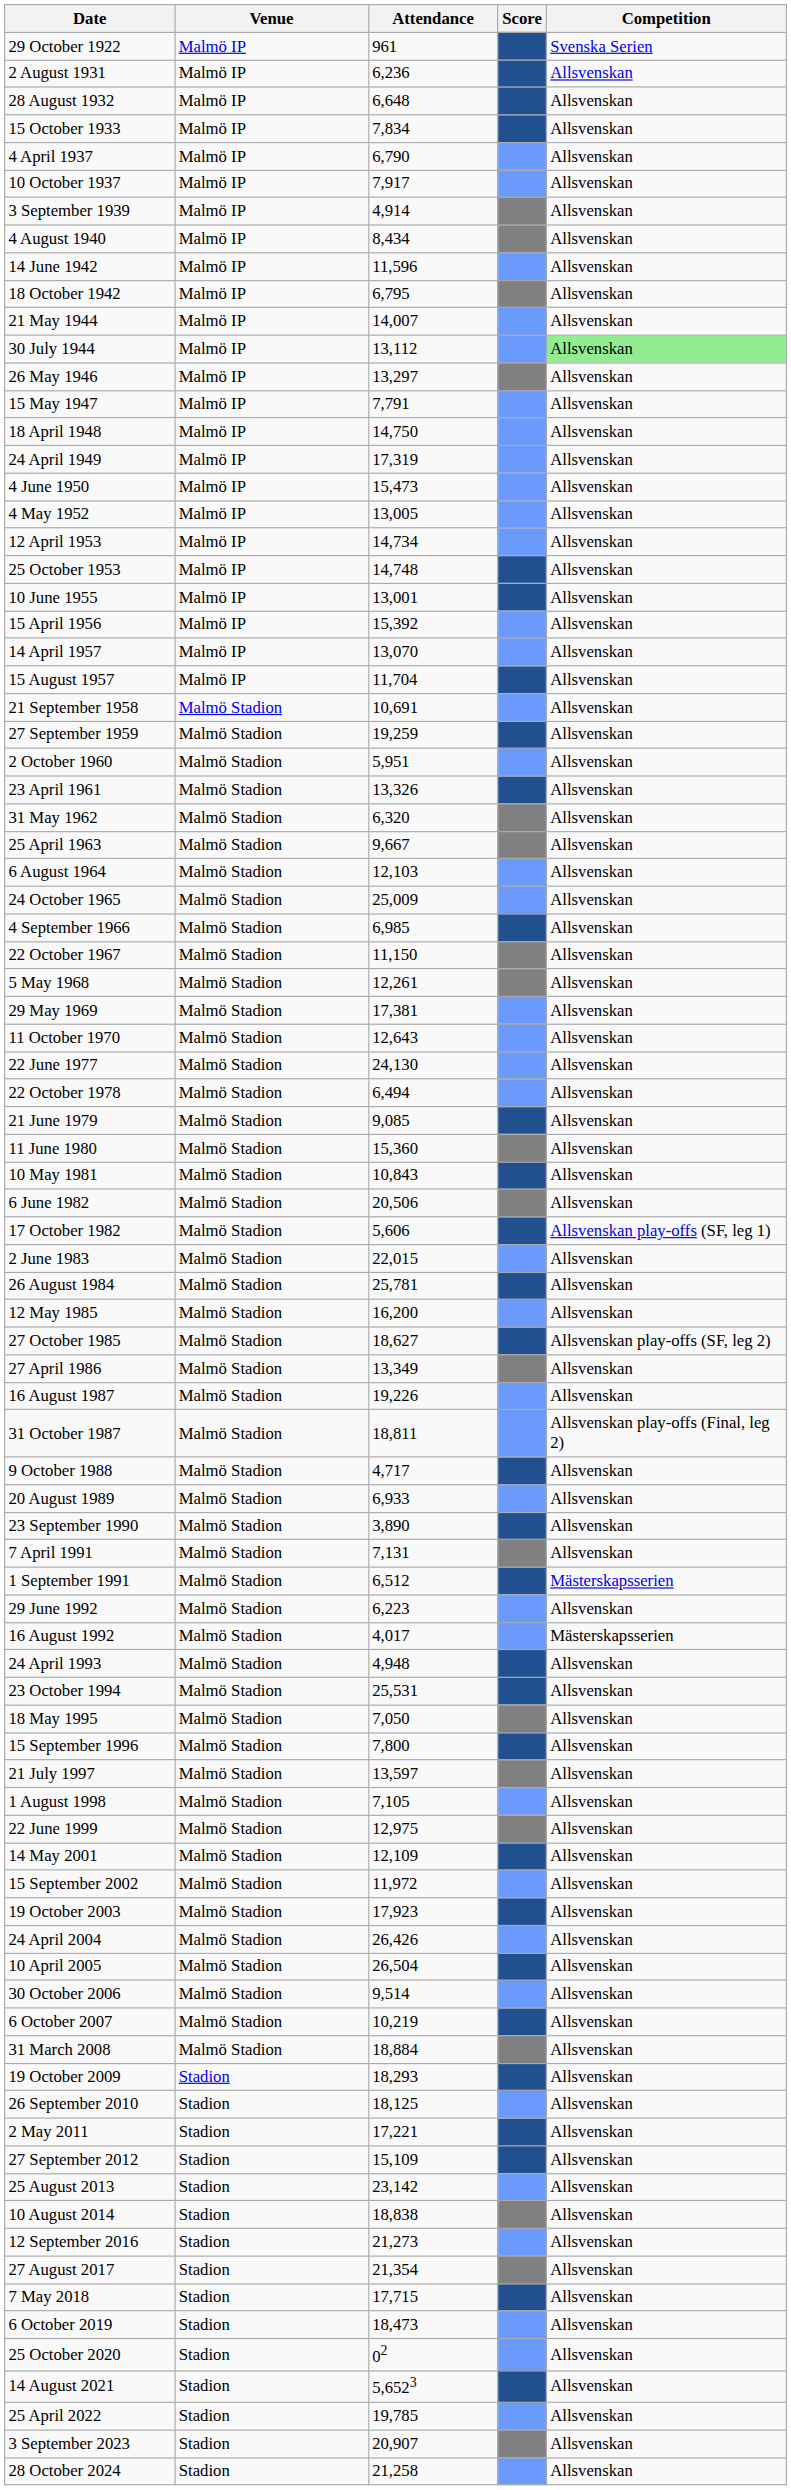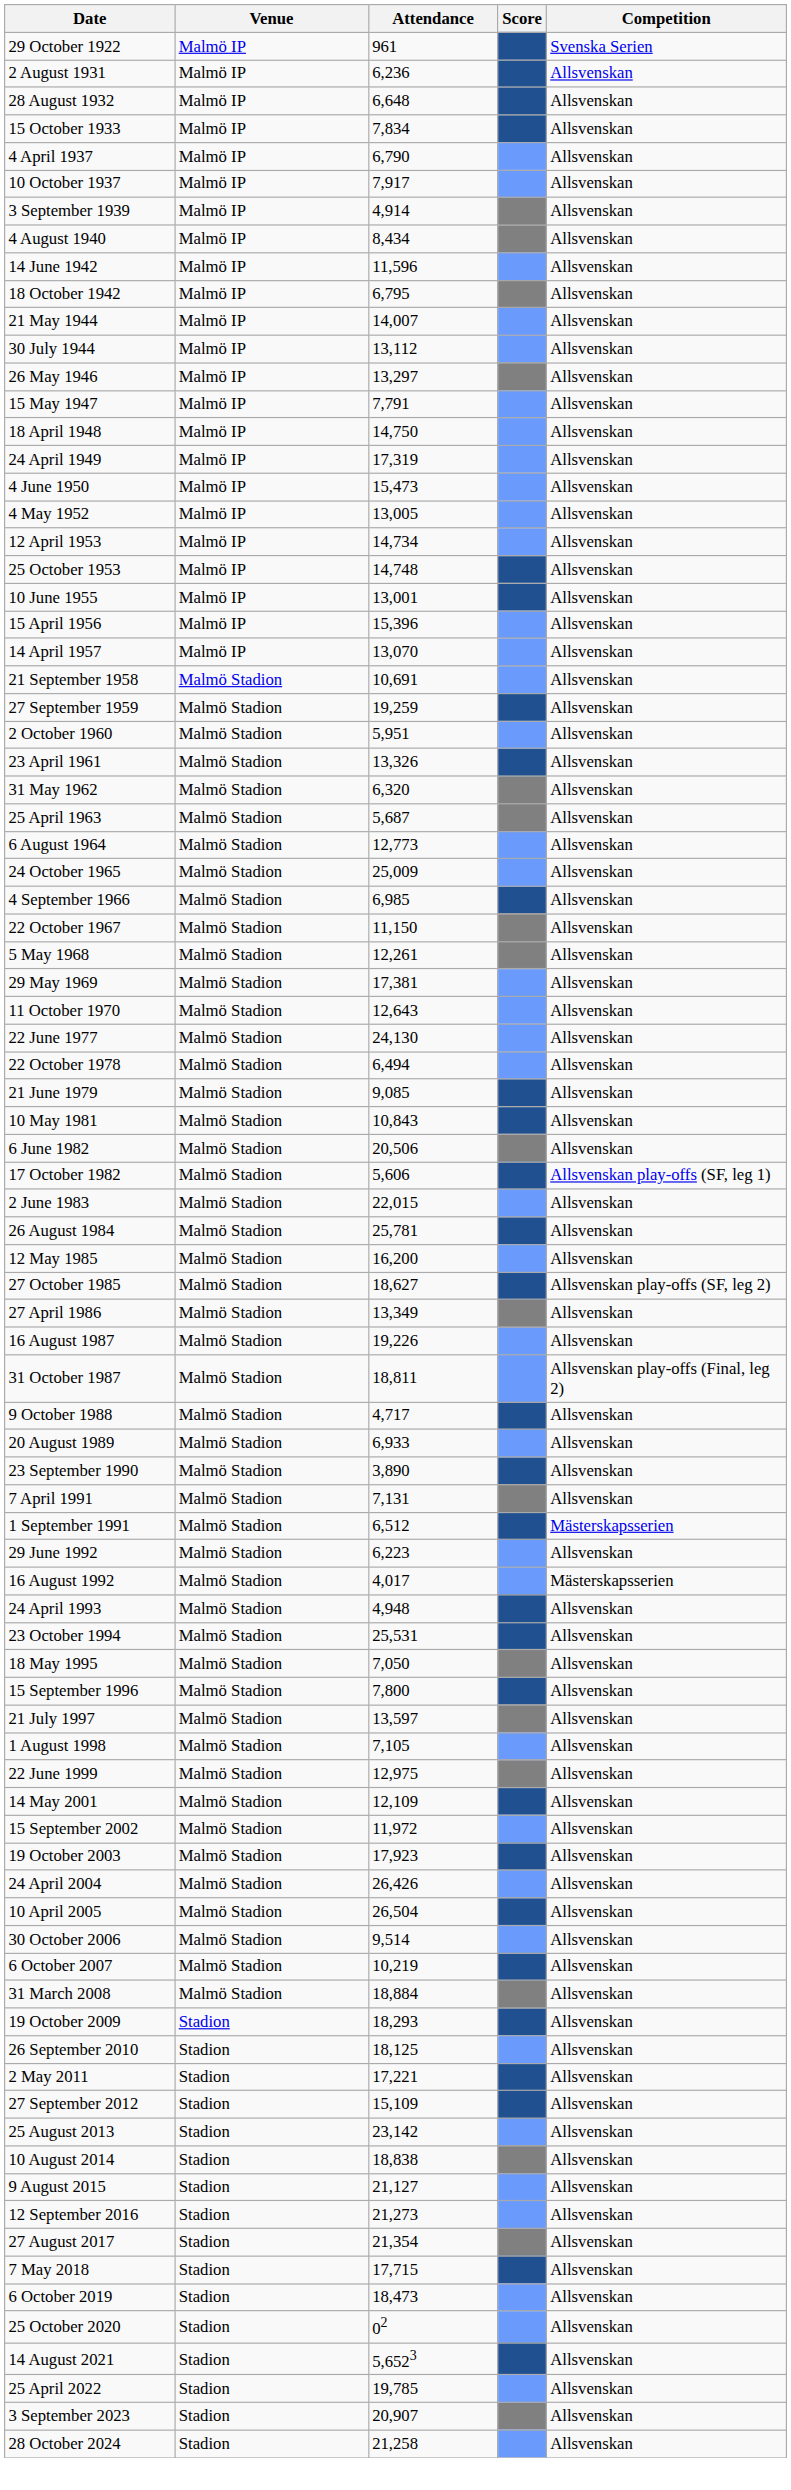(591, 349) lightgreen background -> (591, 349) no background
(395, 624) 15,392 -> (395, 624) 15,396
- row: (61, 679)
(391, 845) 9,667 -> (391, 817) 5,687
(395, 872) 12,103 -> (395, 845) 12,773
- row: (53, 1148)
+ row: (57, 2187)
